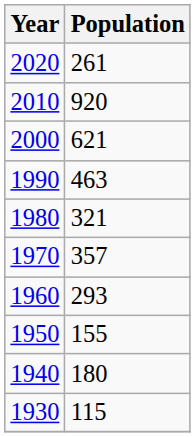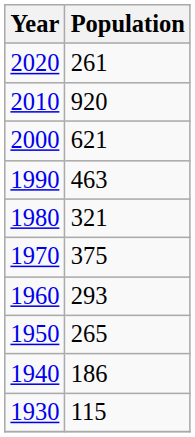(89, 256) 357 -> (89, 256) 375
(89, 334) 155 -> (89, 334) 265
(89, 373) 180 -> (89, 373) 186
